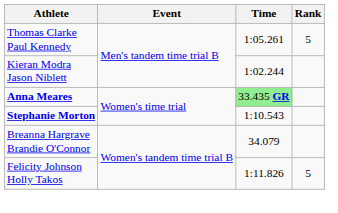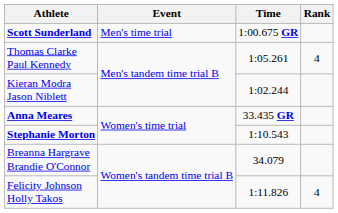+ row: (49, 33)
(308, 39) 5 -> (317, 58) 4
(264, 97) lightgreen background -> (268, 116) no background
(308, 173) 5 -> (317, 192) 4
